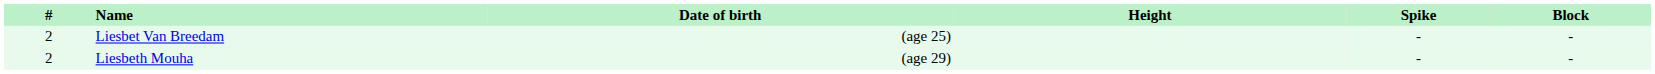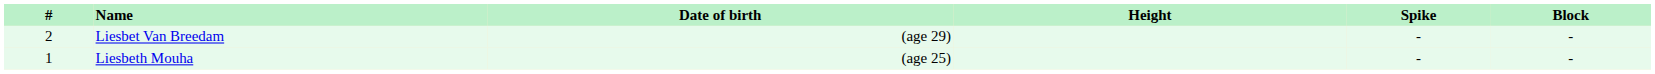(926, 36) (age 25) -> (926, 36) (age 29)
(49, 58) 2 -> (49, 58) 1
(926, 58) (age 29) -> (926, 58) (age 25)
